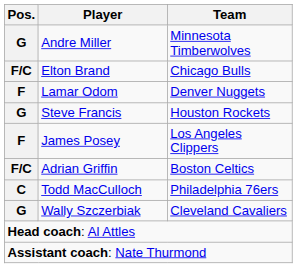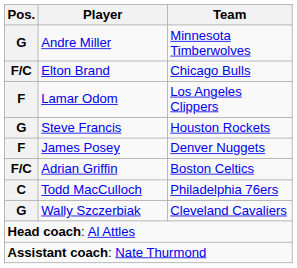(218, 92) Denver Nuggets -> (206, 99) Los Angeles Clippers
(206, 141) Los Angeles Clippers -> (218, 148) Denver Nuggets
